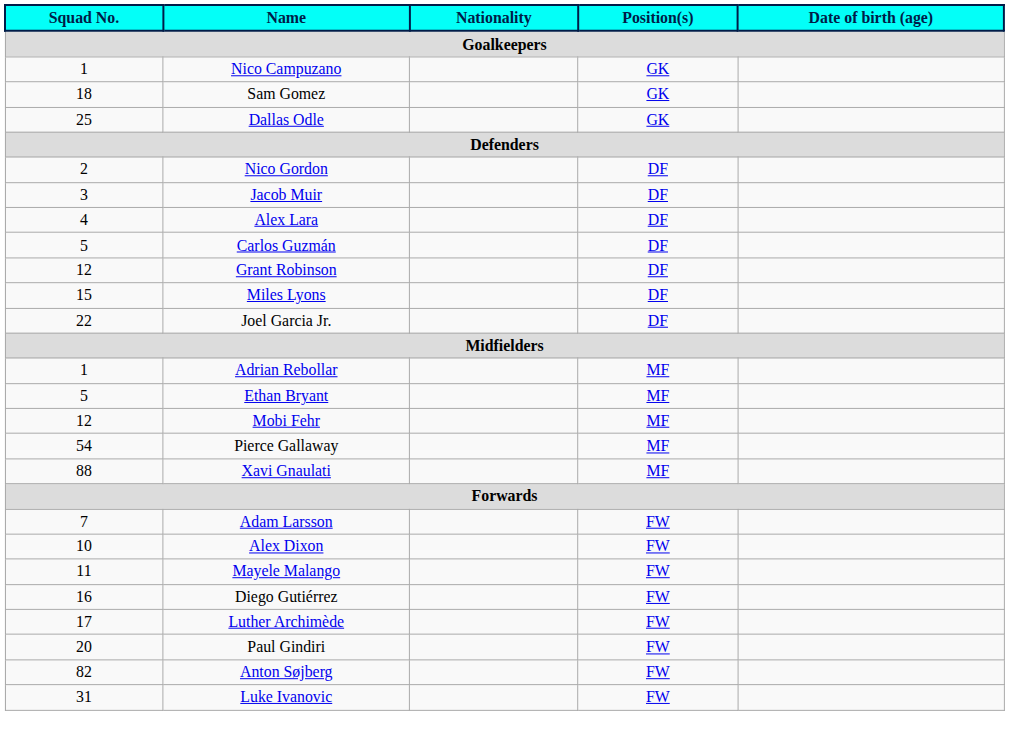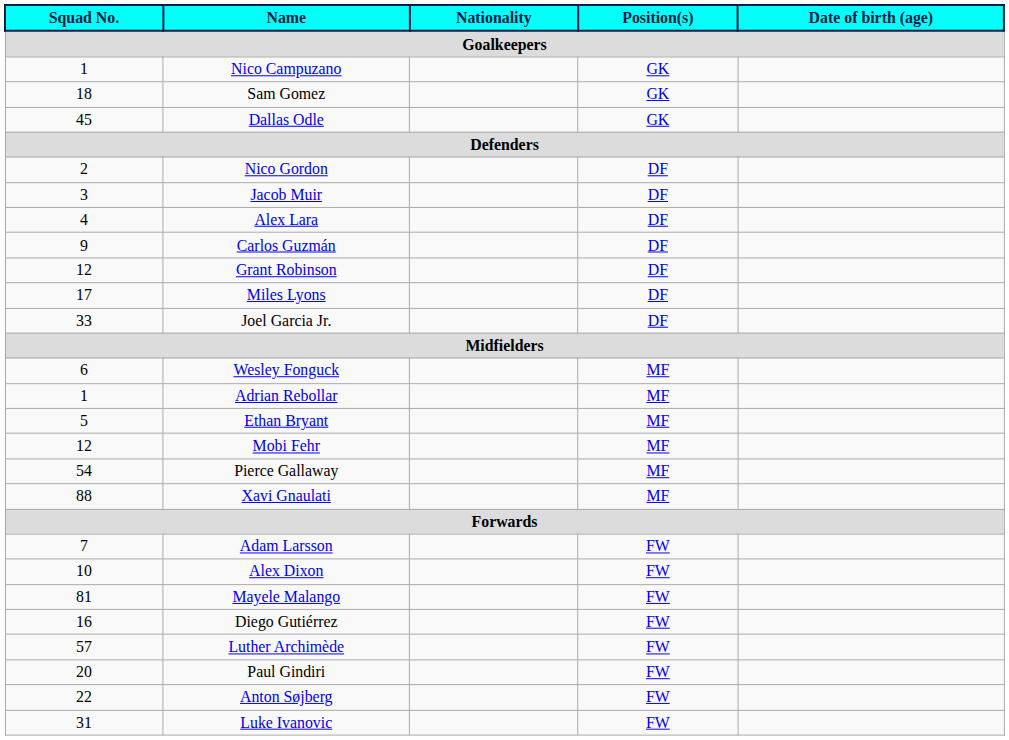(84, 119) 25 -> (84, 119) 45
(84, 245) 5 -> (84, 245) 9
(84, 295) 15 -> (84, 295) 17
(84, 320) 22 -> (84, 320) 33
+ row: (286, 370)
(84, 571) 11 -> (84, 596) 81
(84, 621) 17 -> (84, 647) 57
(84, 672) 82 -> (84, 697) 22
